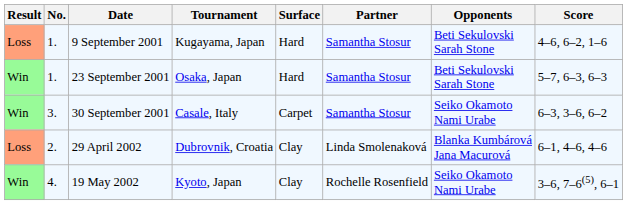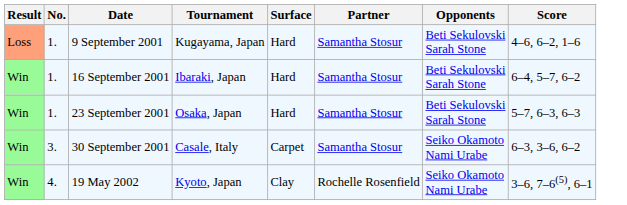+ row: (121, 76)
- row: (107, 146)
